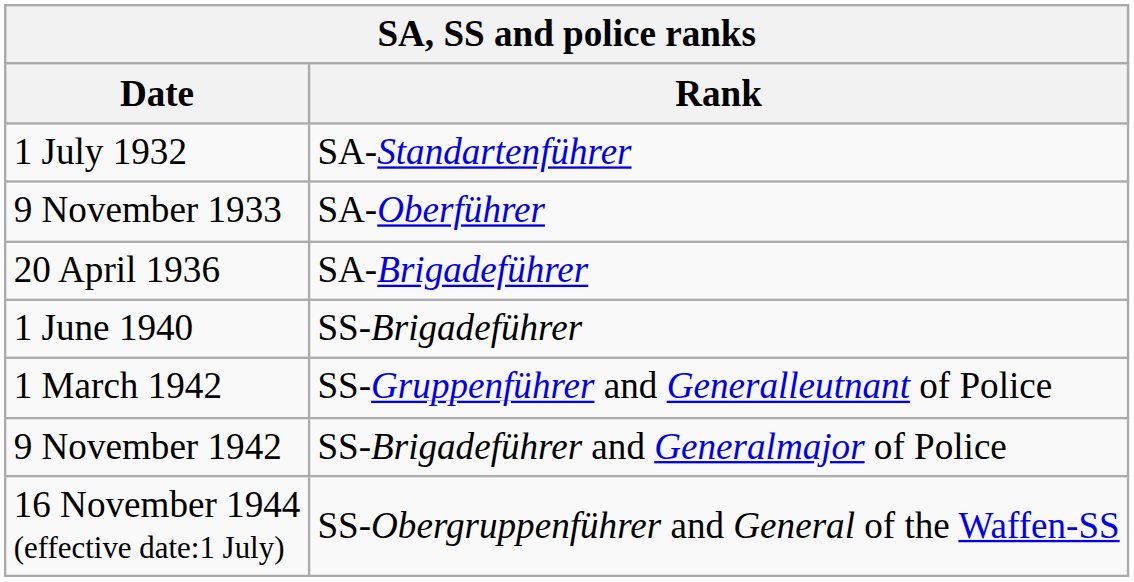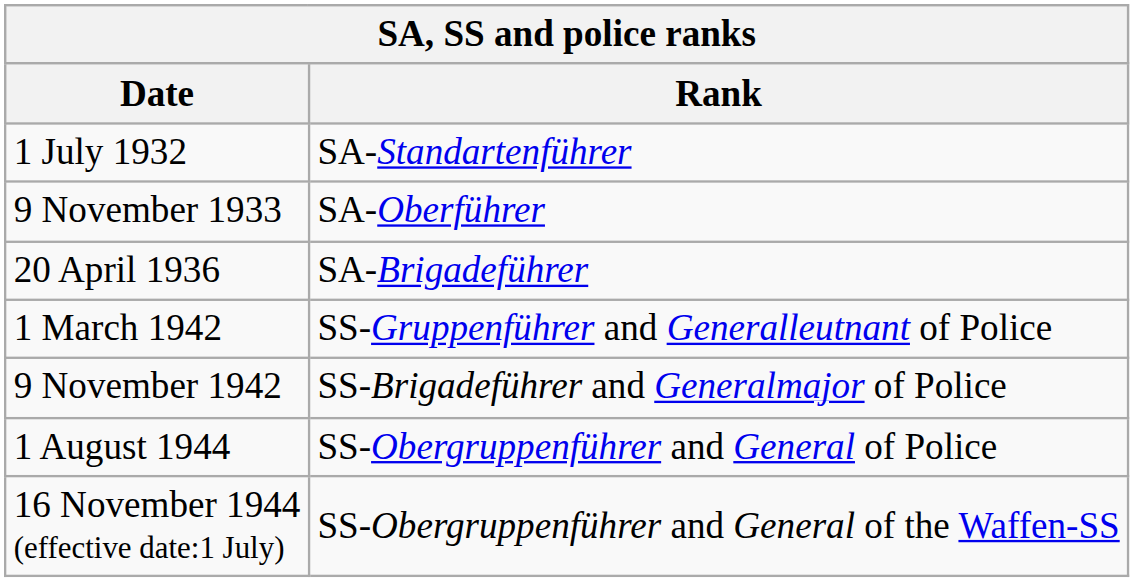- row: (103, 328)
+ row: (122, 446)
